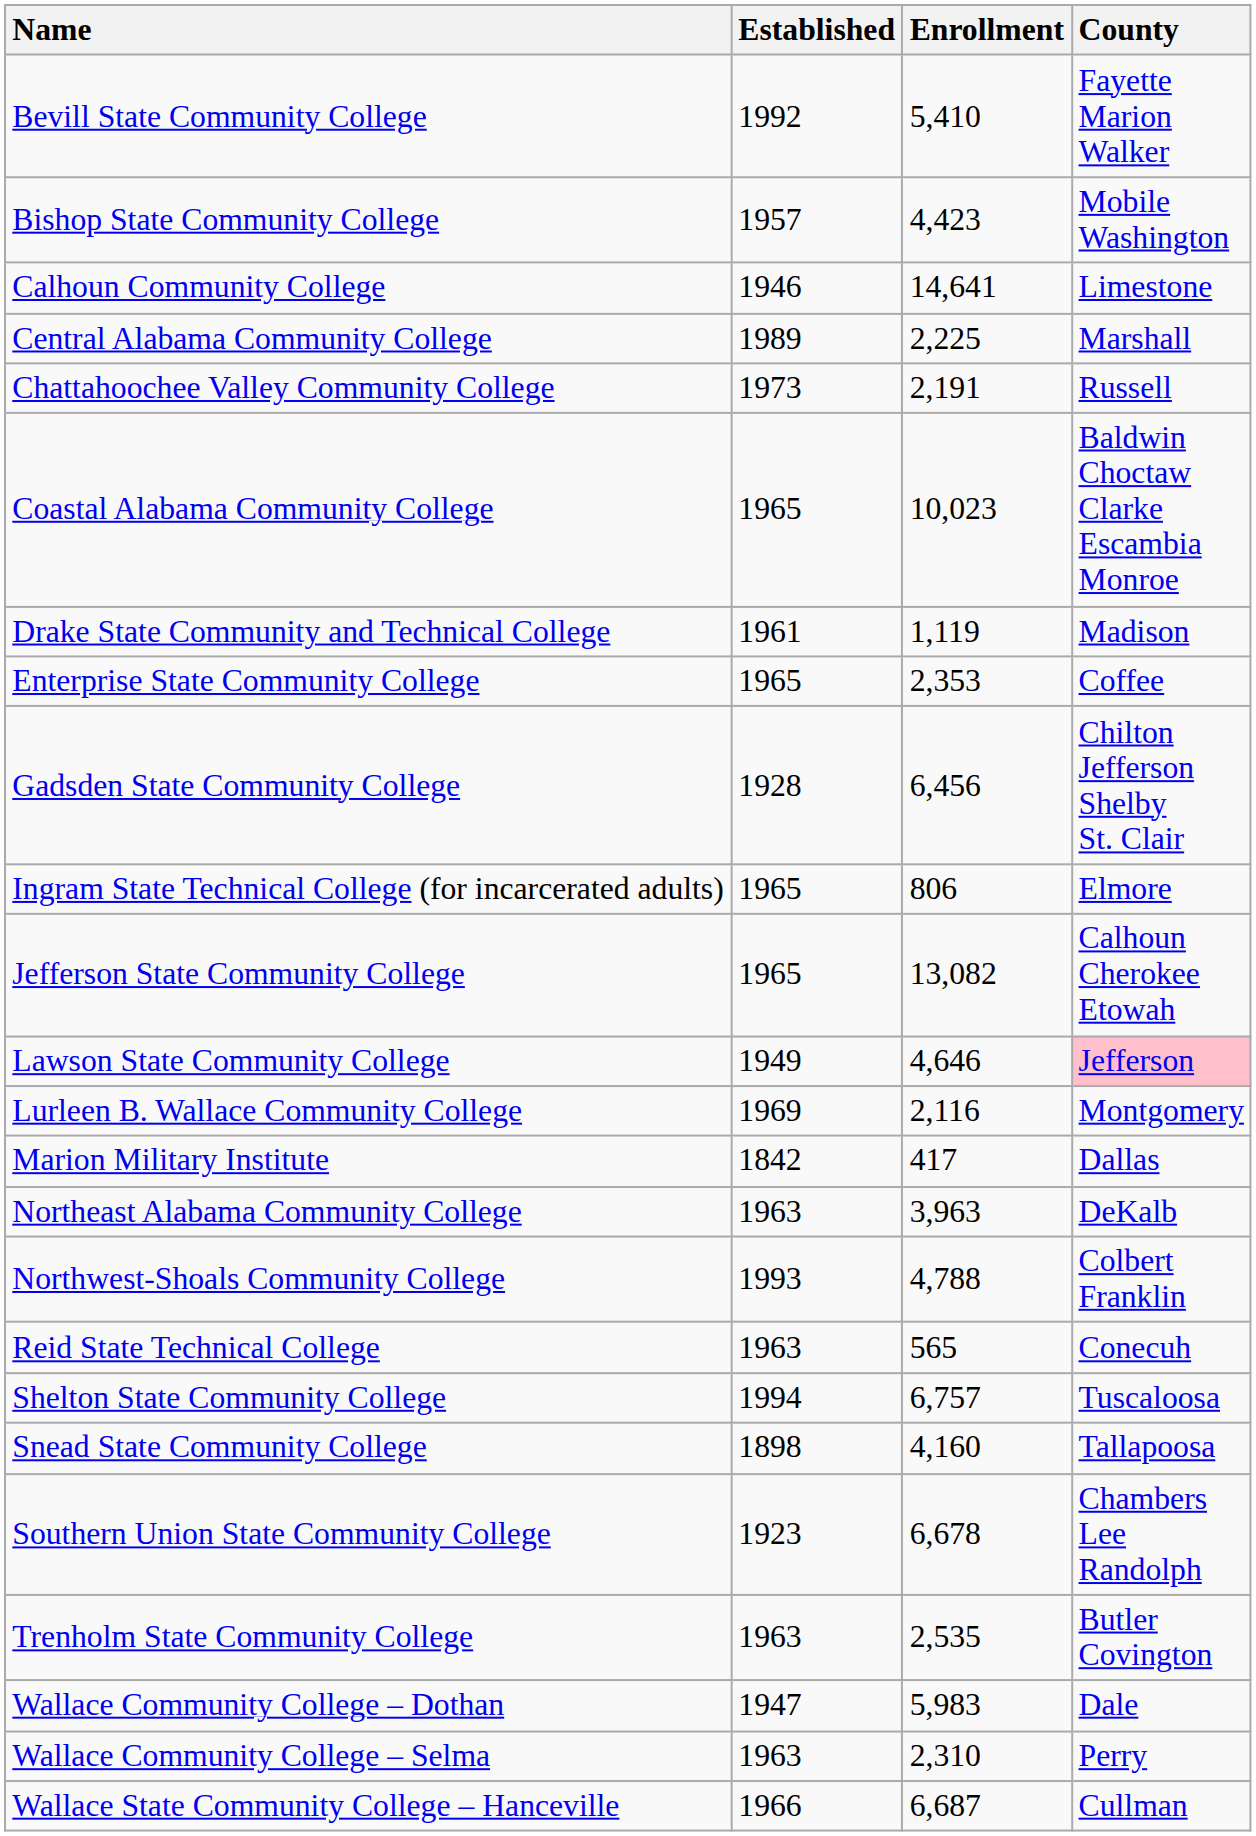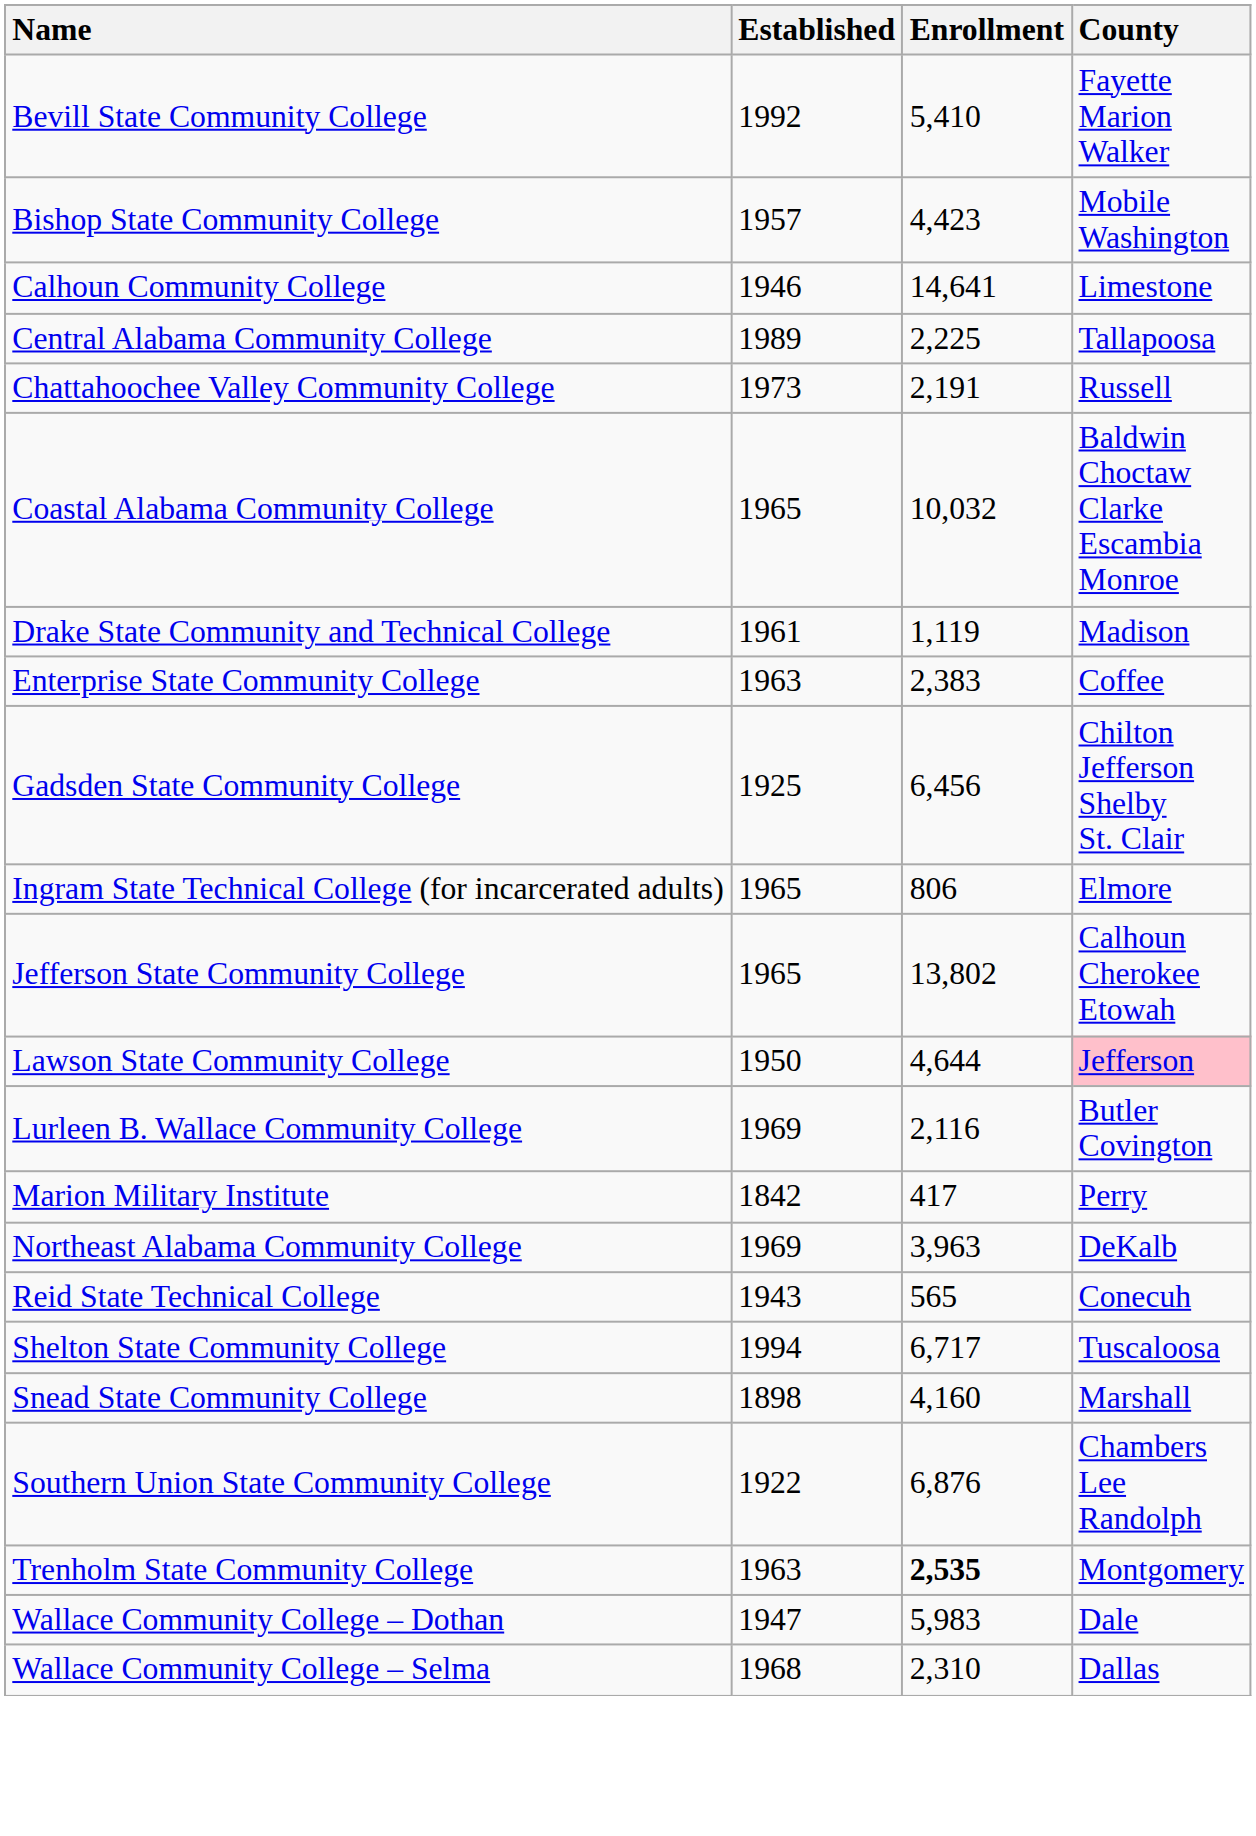(1135, 337) Marshall -> (1147, 337) Tallapoosa
(953, 509) 10,023 -> (953, 509) 10,032
(770, 681) 1965 -> (770, 681) 1963
(945, 681) 2,353 -> (945, 681) 2,383
(770, 784) 1928 -> (770, 784) 1925
(953, 974) 13,082 -> (953, 974) 13,802
(770, 1060) 1949 -> (770, 1060) 1950
(945, 1060) 4,646 -> (945, 1060) 4,644
(1161, 1110) Montgomery -> (1145, 1128) Butler Covington
(1119, 1160) Dallas -> (1113, 1196) Perry
(770, 1210) 1963 -> (770, 1246) 1969
- row: (259, 1279)
(770, 1347) 1963 -> (770, 1296) 1943
(945, 1397) 6,757 -> (945, 1347) 6,717
(1147, 1447) Tallapoosa -> (1135, 1397) Marshall
(770, 1533) 1923 -> (770, 1483) 1922
(945, 1533) 6,678 -> (945, 1483) 6,876
(945, 1637) normal -> (945, 1569) bold
(1145, 1637) Butler Covington -> (1161, 1569) Montgomery
(770, 1755) 1963 -> (770, 1669) 1968
(1113, 1755) Perry -> (1119, 1669) Dallas
- row: (316, 1805)
